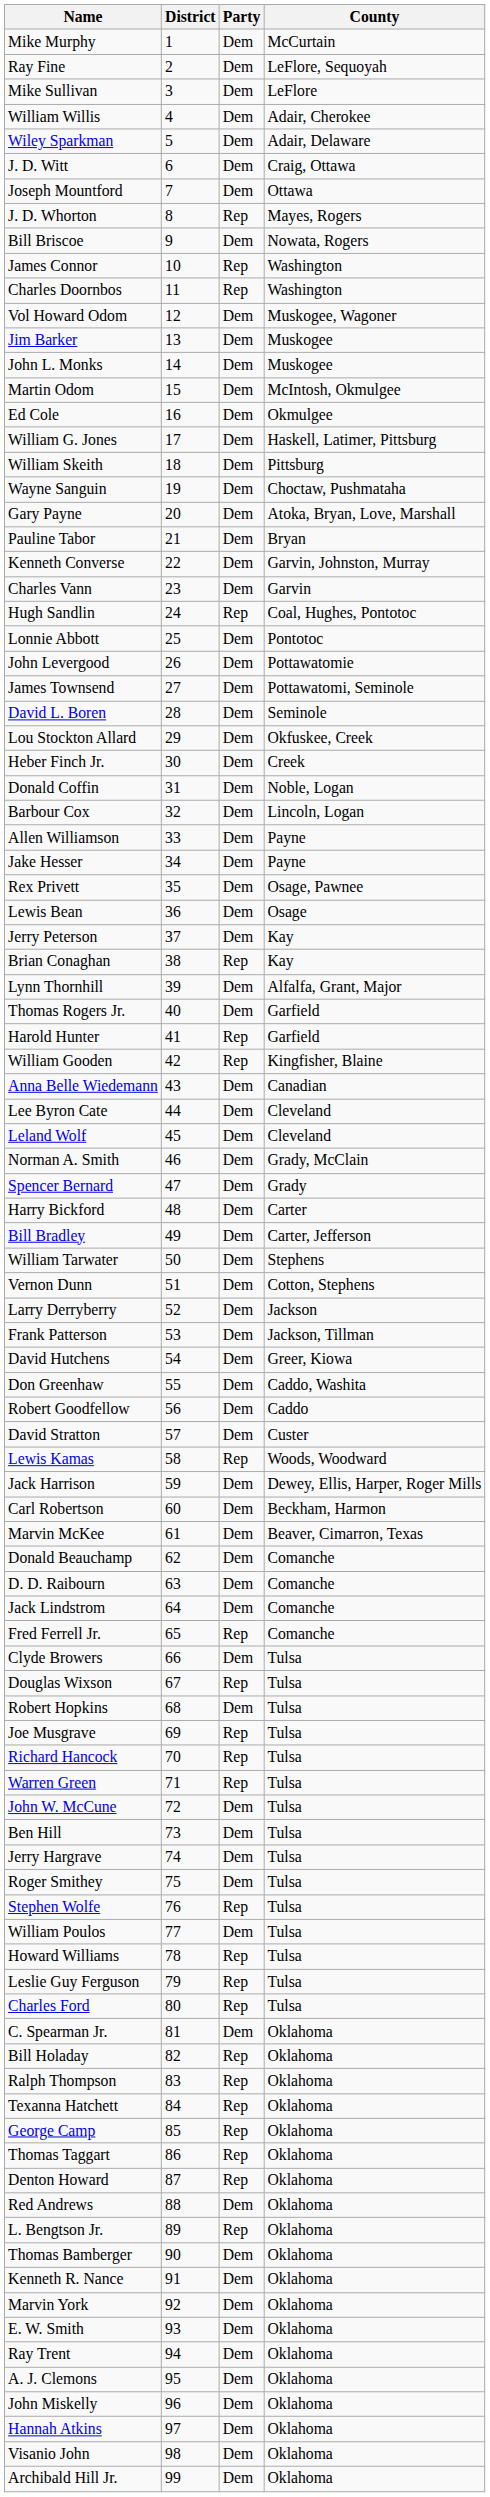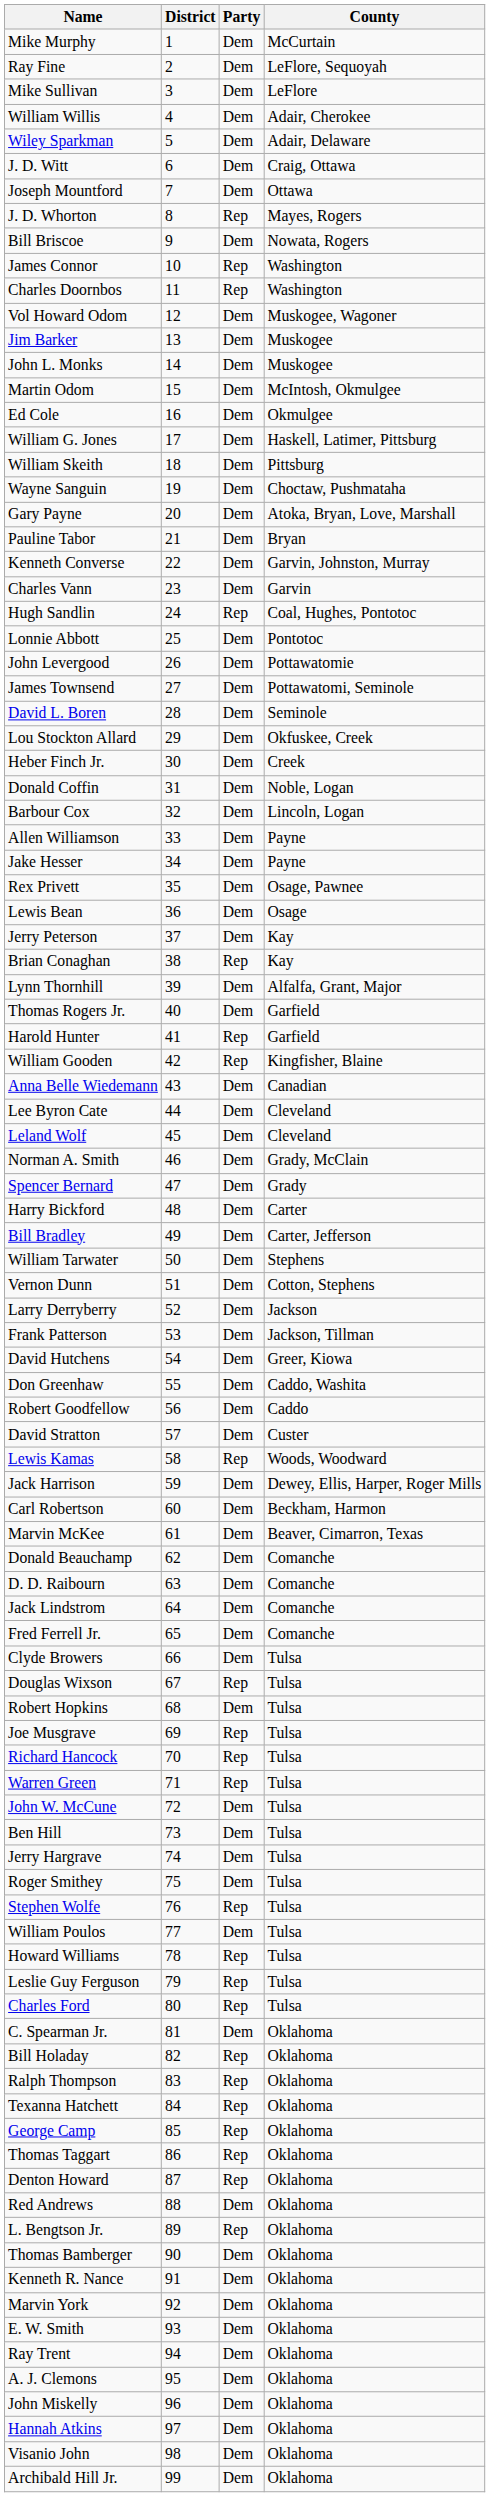(235, 1633) Rep -> (238, 1633) Dem
